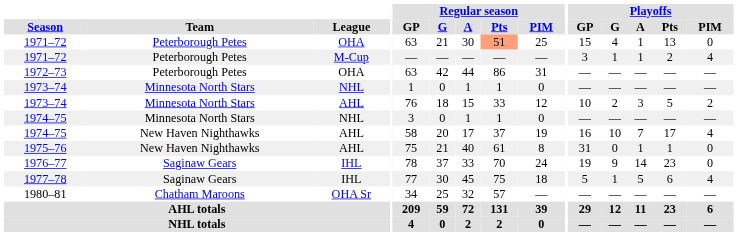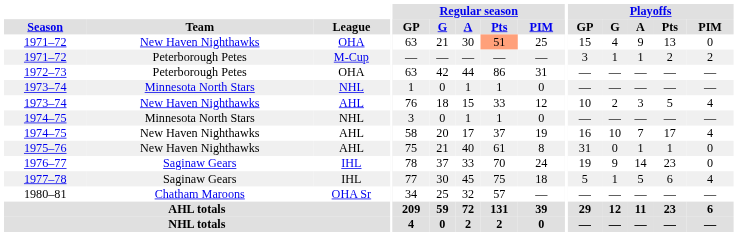(200, 42) Peterborough Petes -> (200, 42) New Haven Nighthawks
(640, 42) 1 -> (640, 42) 9
(710, 57) 4 -> (710, 57) 2
(200, 102) Minnesota North Stars -> (200, 102) New Haven Nighthawks
(710, 102) 2 -> (710, 102) 4
